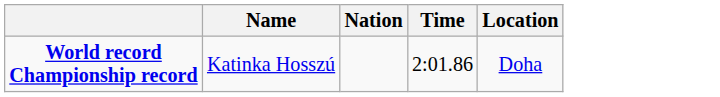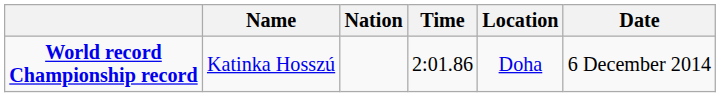+ column: (639, 20)
